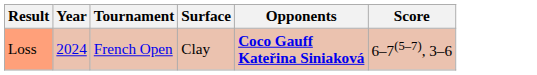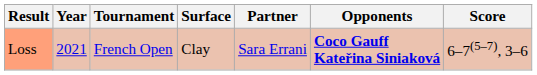+ column: (273, 16)
(72, 49) 2024 -> (72, 49) 2021
